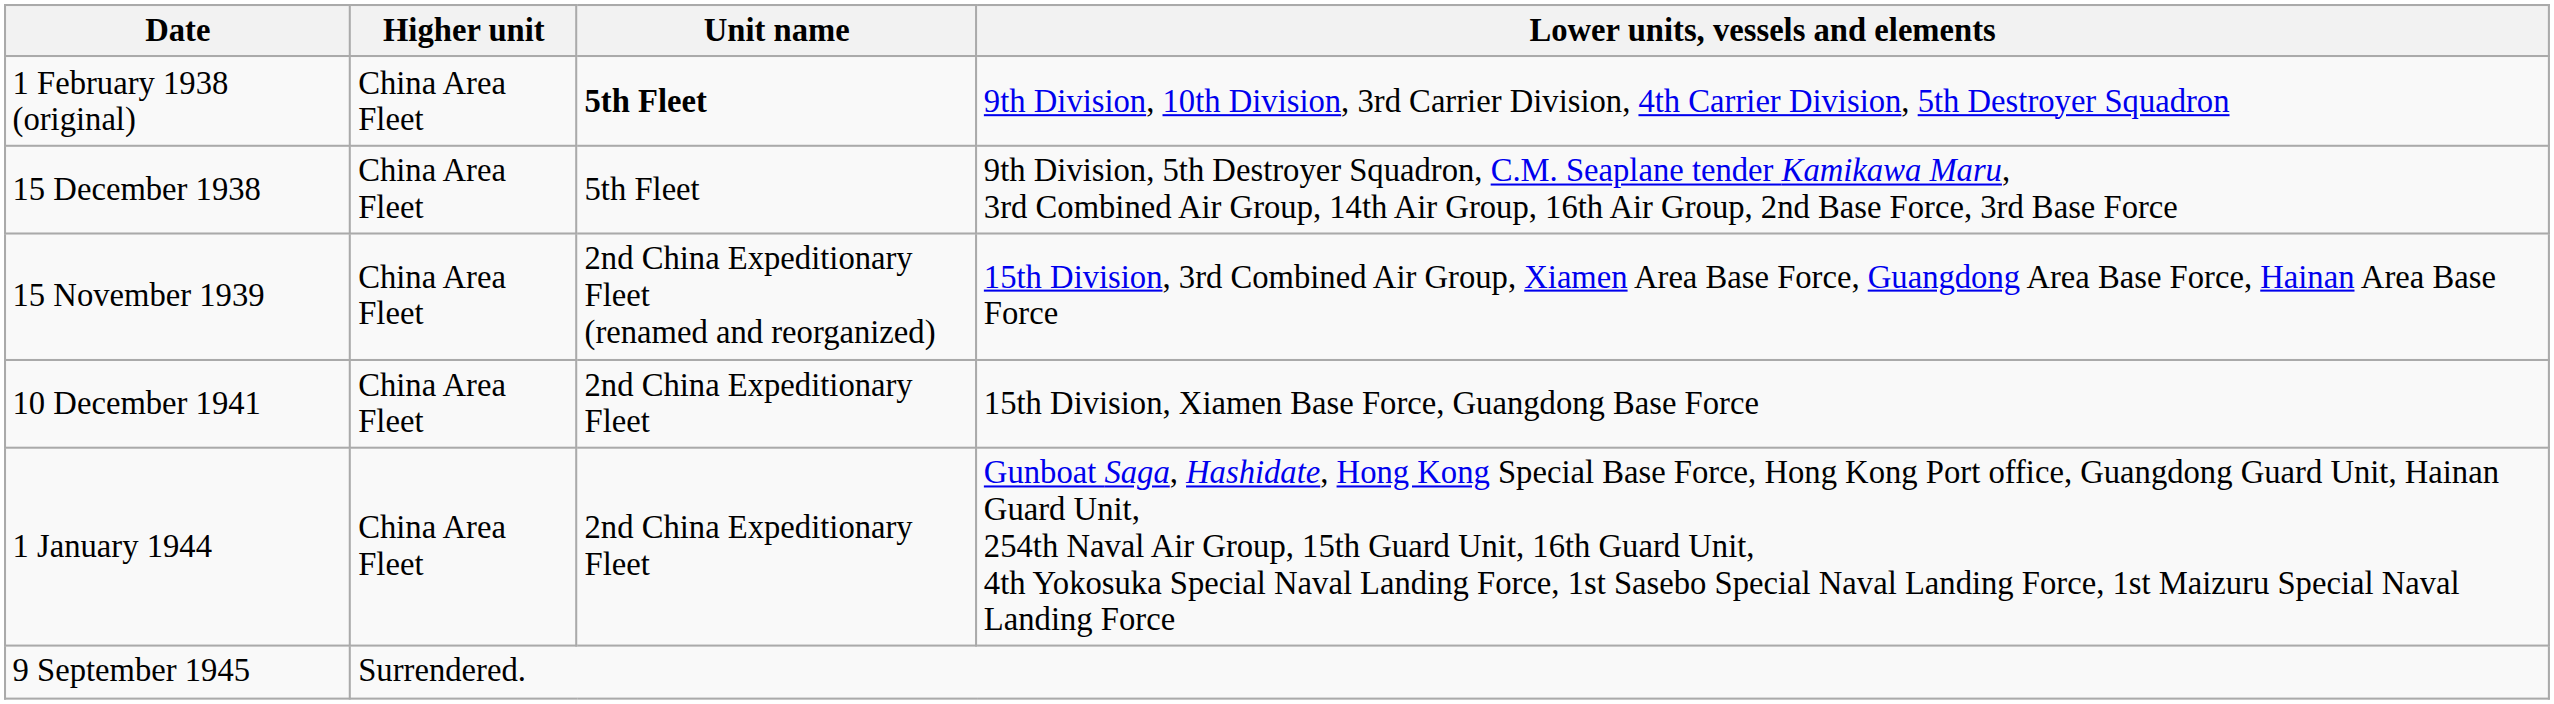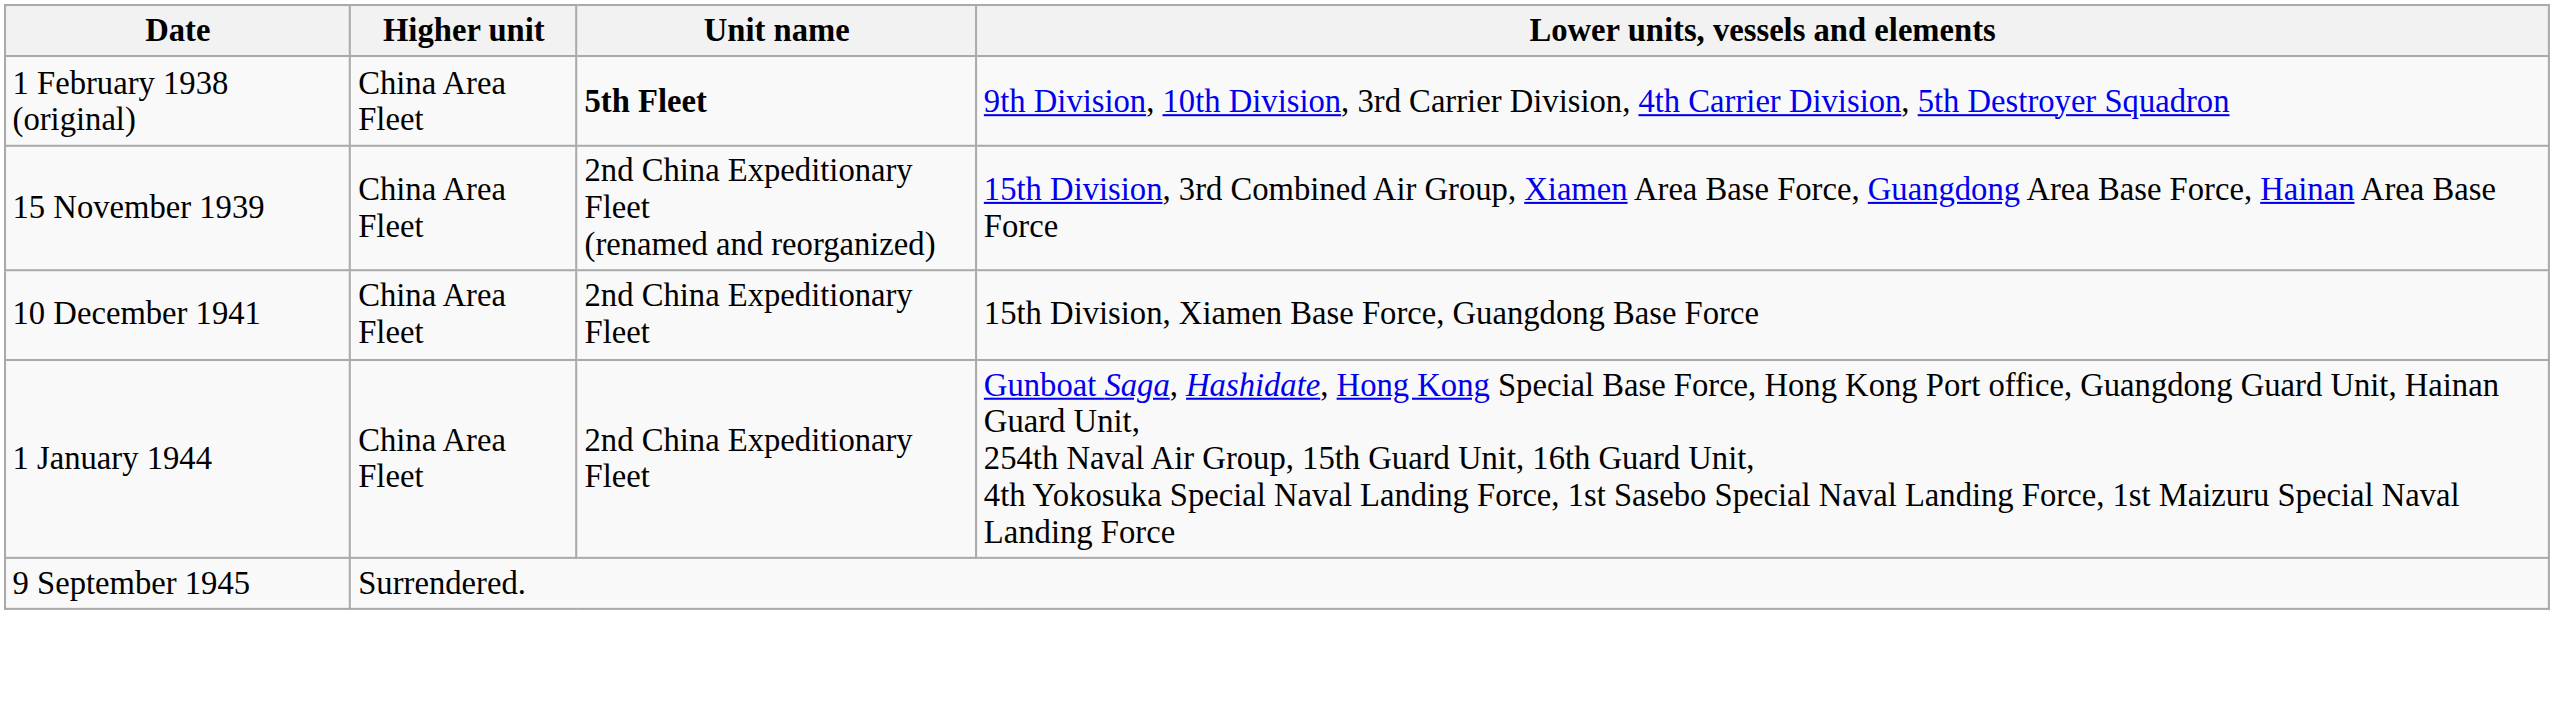- row: (137, 188)
